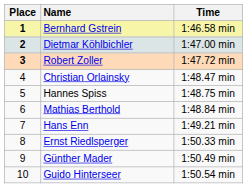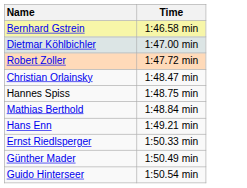- column: (23, 12)
